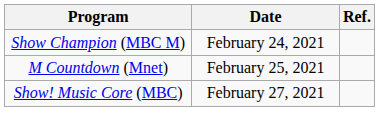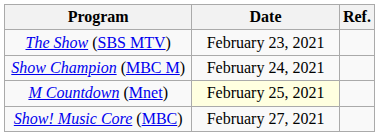+ row: (98, 42)
(266, 67) no background -> (266, 93) lightyellow background
